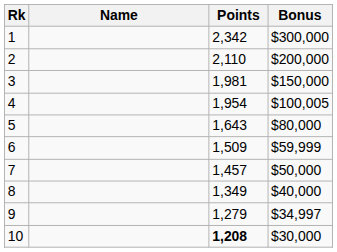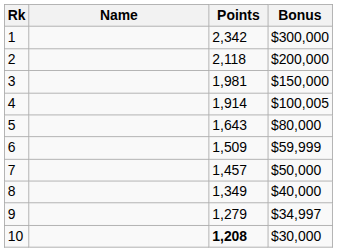(229, 59) 2,110 -> (229, 59) 2,118
(230, 103) 1,954 -> (230, 103) 1,914
